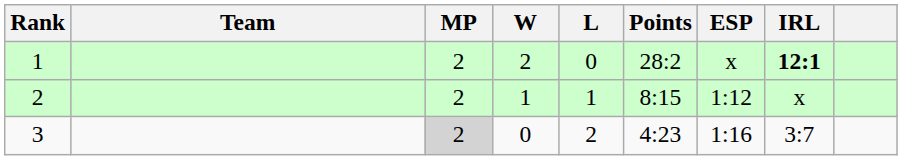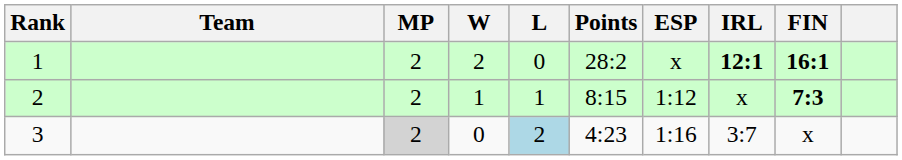+ column: (808, 23)
(591, 135) no background -> (539, 135) lightblue background
